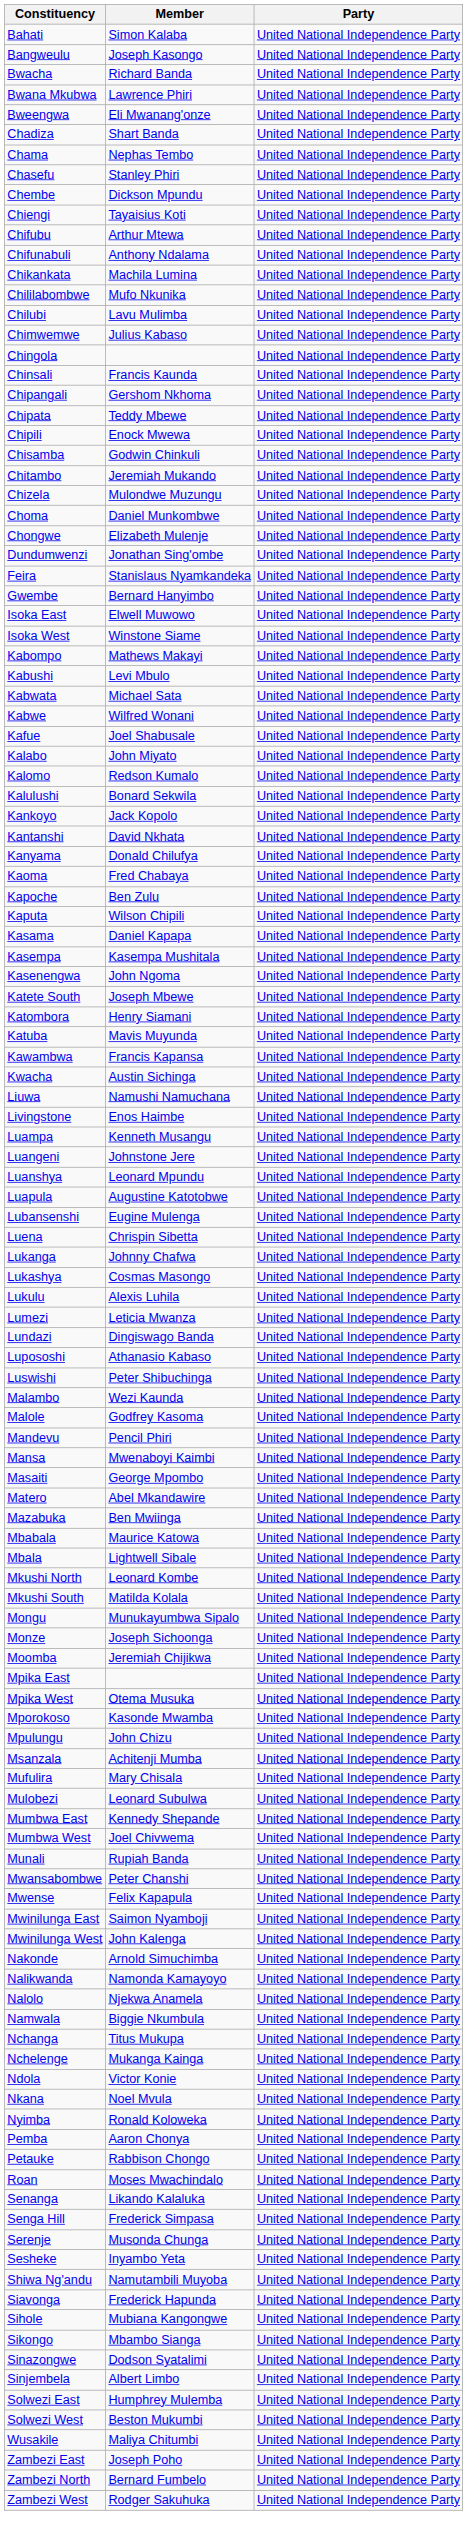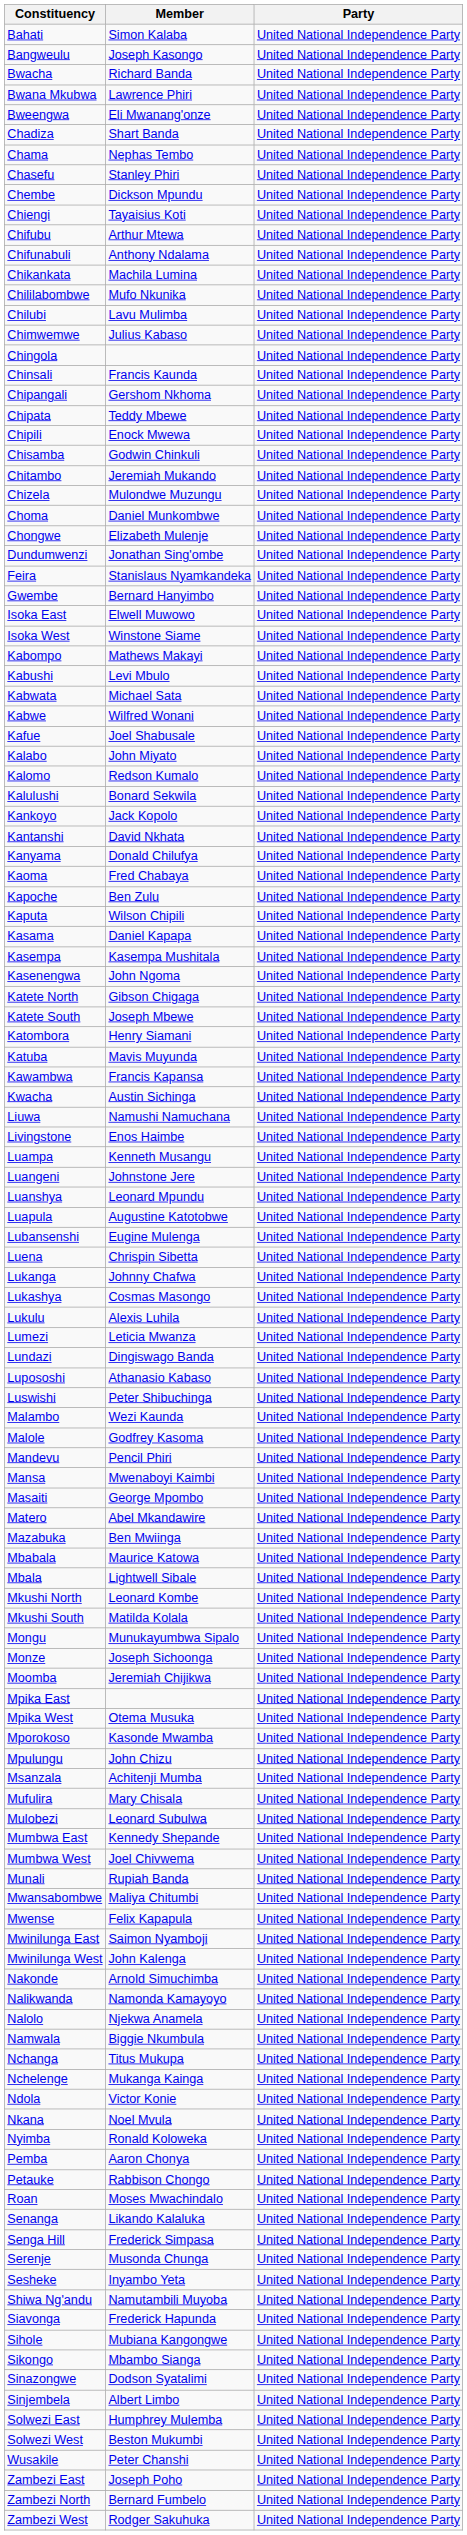+ row: (43, 996)
(148, 1878) Peter Chanshi -> (153, 1898) Maliya Chitumbi
(153, 2440) Maliya Chitumbi -> (148, 2460) Peter Chanshi
